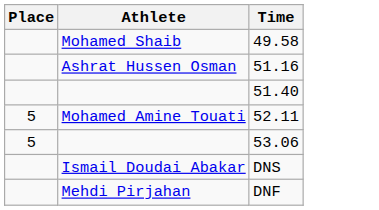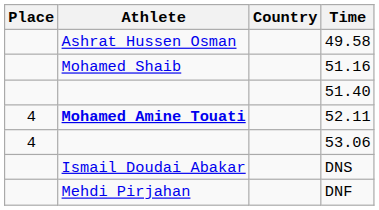+ column: (285, 17)
(121, 42) Mohamed Shaib -> (149, 42) Ashrat Hussen Osman
(149, 67) Ashrat Hussen Osman -> (121, 67) Mohamed Shaib
(31, 117) 5 -> (31, 117) 4
(154, 117) normal -> (154, 117) bold
(31, 142) 5 -> (31, 142) 4
